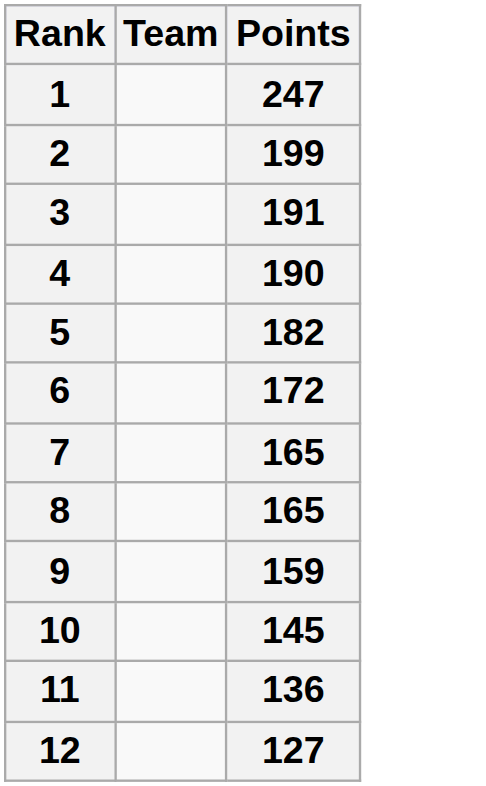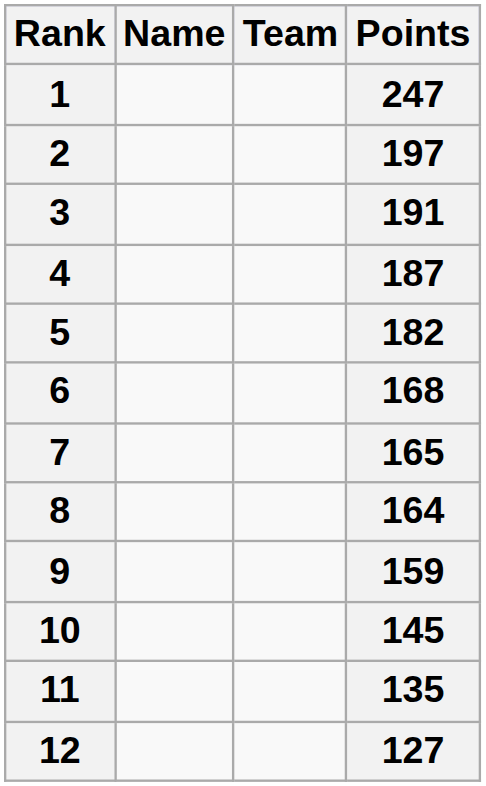+ column: (174, 34)
(293, 153) 199 -> (413, 153) 197
(293, 272) 190 -> (413, 272) 187
(293, 392) 172 -> (413, 392) 168
(293, 511) 165 -> (413, 511) 164
(293, 690) 136 -> (413, 690) 135
